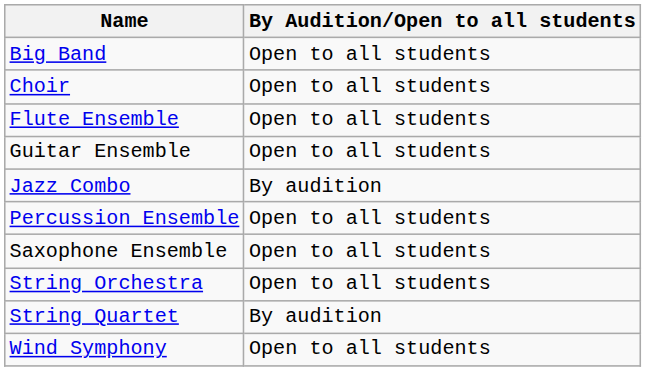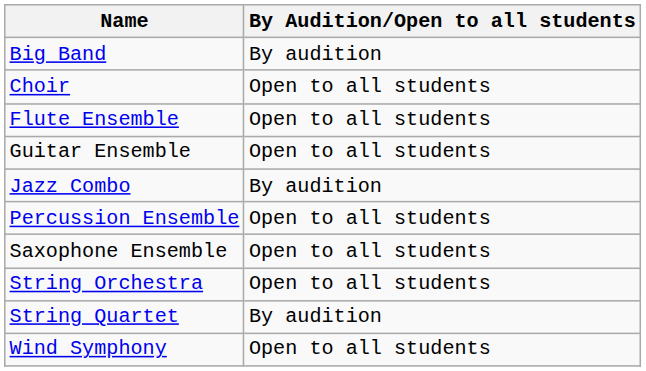(370, 54) Open to all students -> (315, 54) By audition
